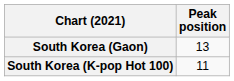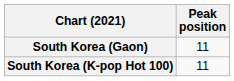(203, 47) 13 -> (203, 47) 11
